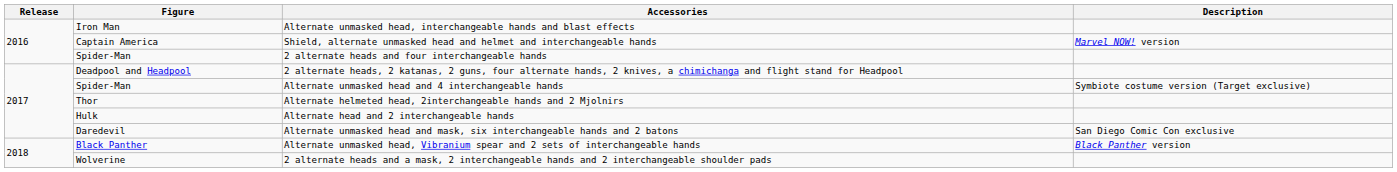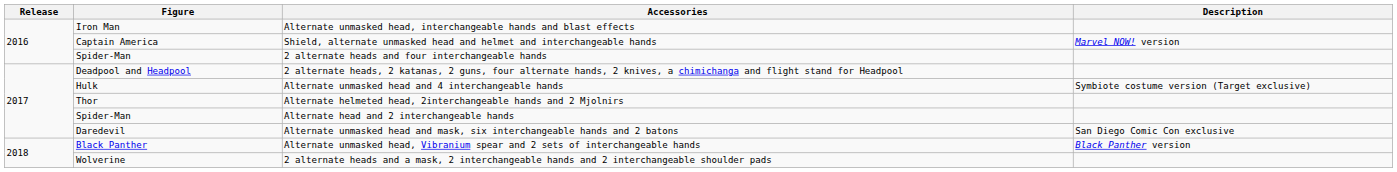(103, 86) Spider-Man -> (87, 86) Hulk
(87, 116) Hulk -> (103, 116) Spider-Man
